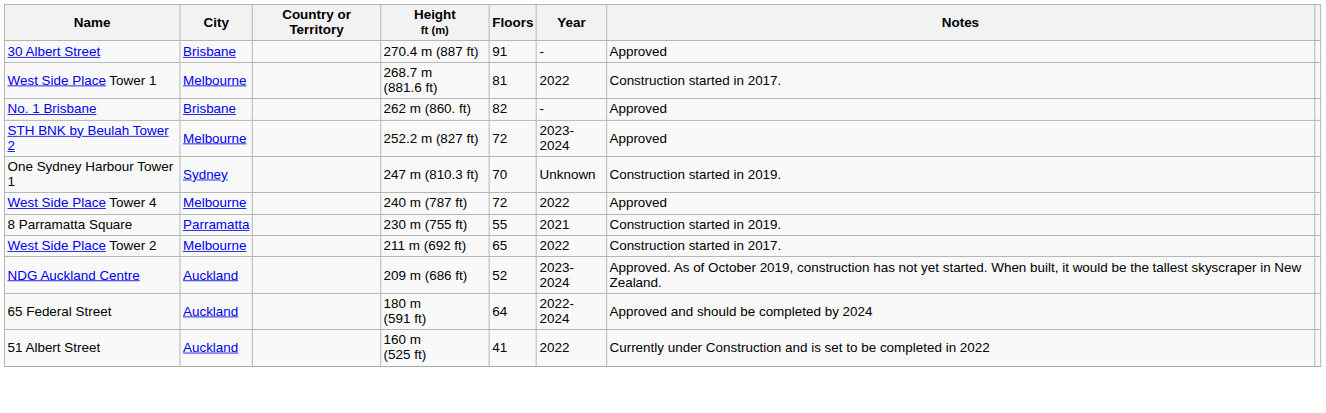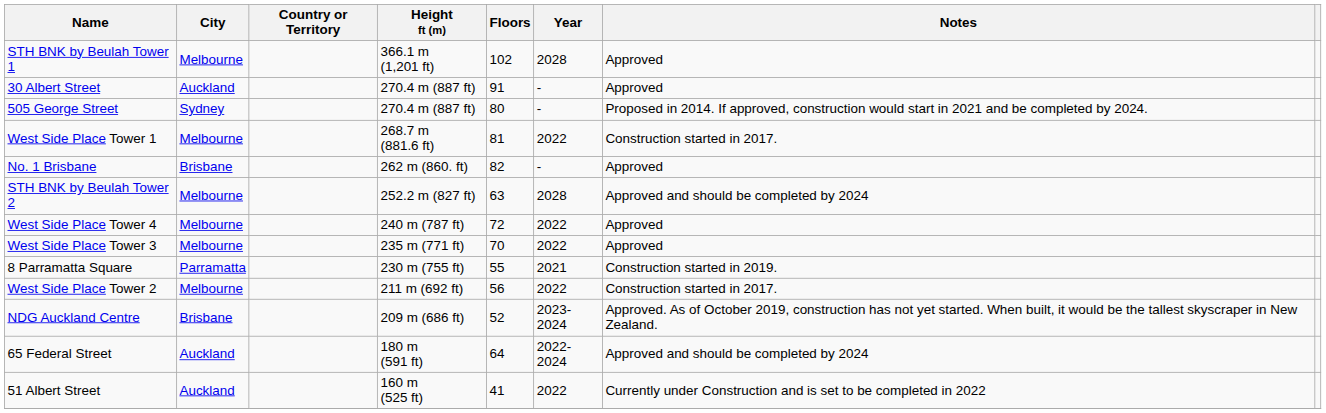+ row: (88, 59)
(210, 51) Brisbane -> (207, 88) Auckland
+ row: (63, 109)
(500, 138) 72 -> (497, 195) 63
(557, 138) 2023-2024 -> (552, 195) 2028
(638, 138) Approved -> (737, 195) Approved and should be completed by 2024
- row: (90, 174)
+ row: (82, 246)
(500, 246) 65 -> (497, 288) 56
(211, 275) Auckland -> (206, 317) Brisbane
